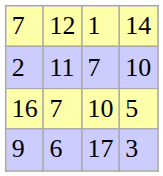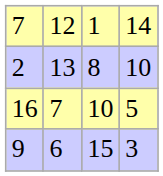(62, 67) 11 -> (63, 67) 13
(94, 67) 7 -> (94, 67) 8
(100, 149) 17 -> (100, 149) 15
